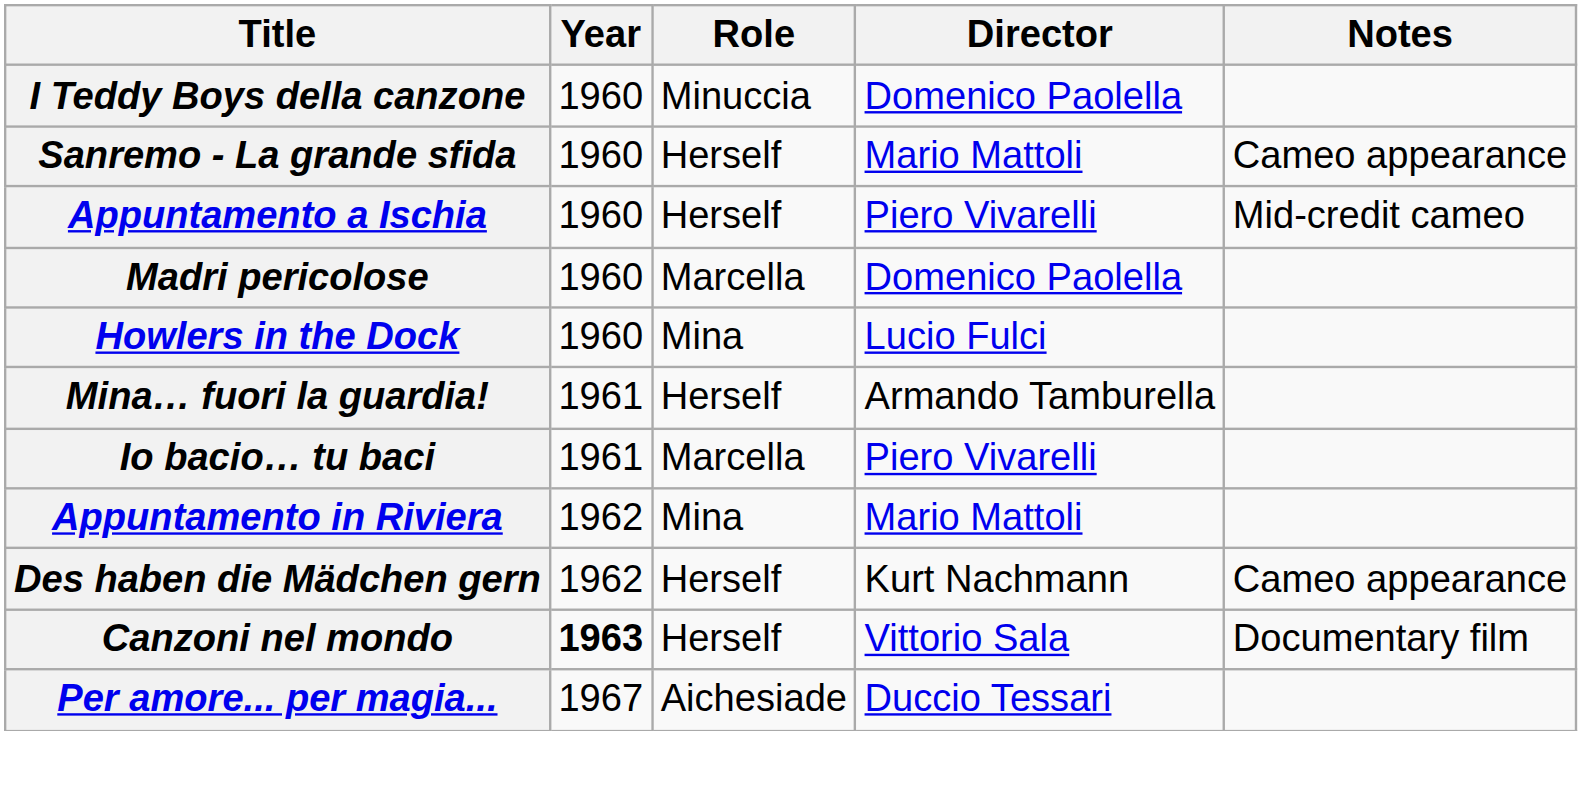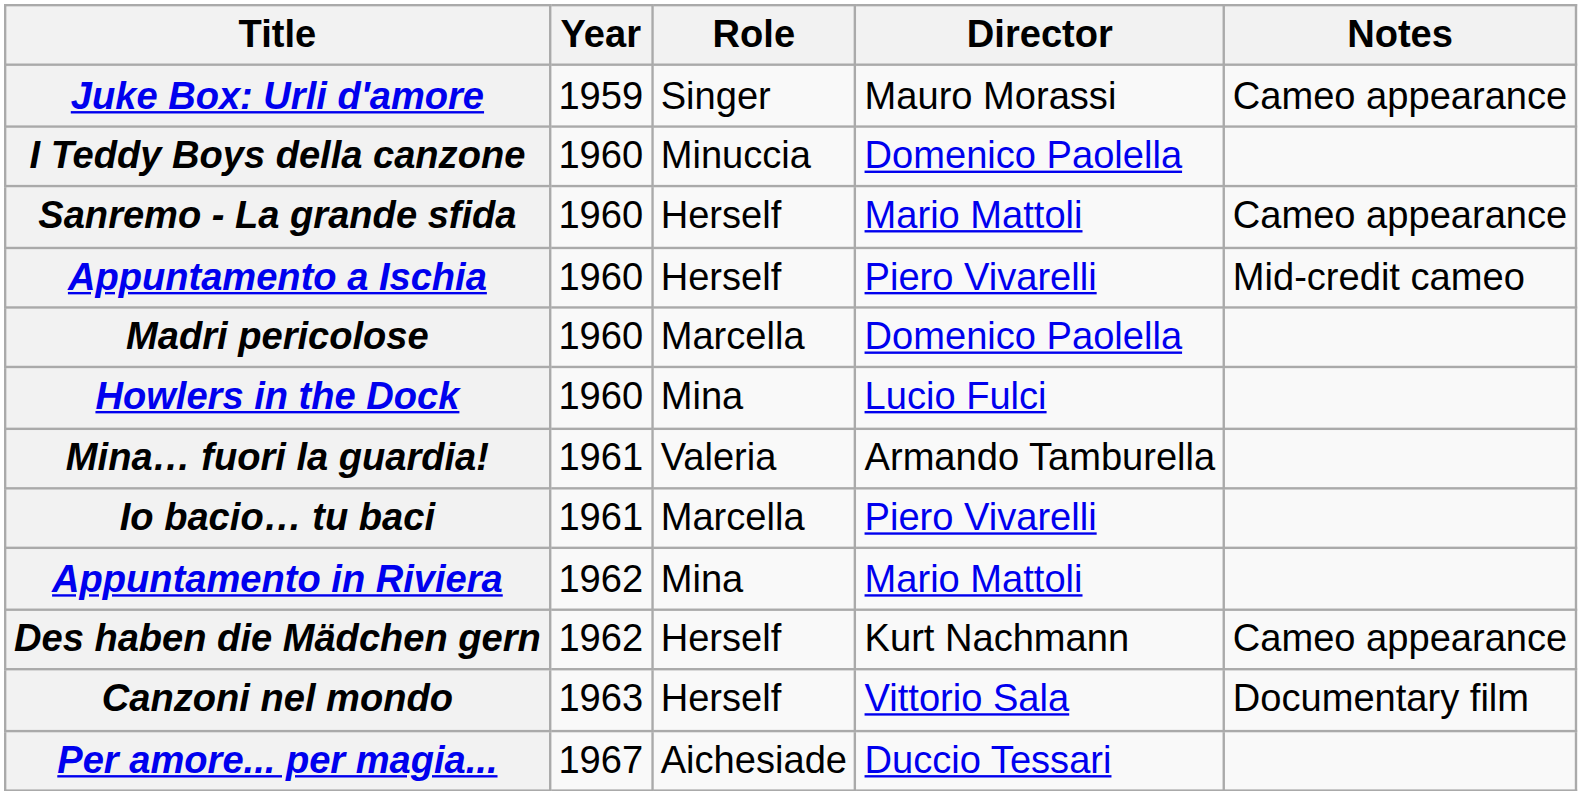+ row: (277, 95)
(721, 397) Herself -> (719, 457) Valeria
(601, 638) bold -> (601, 699) normal
